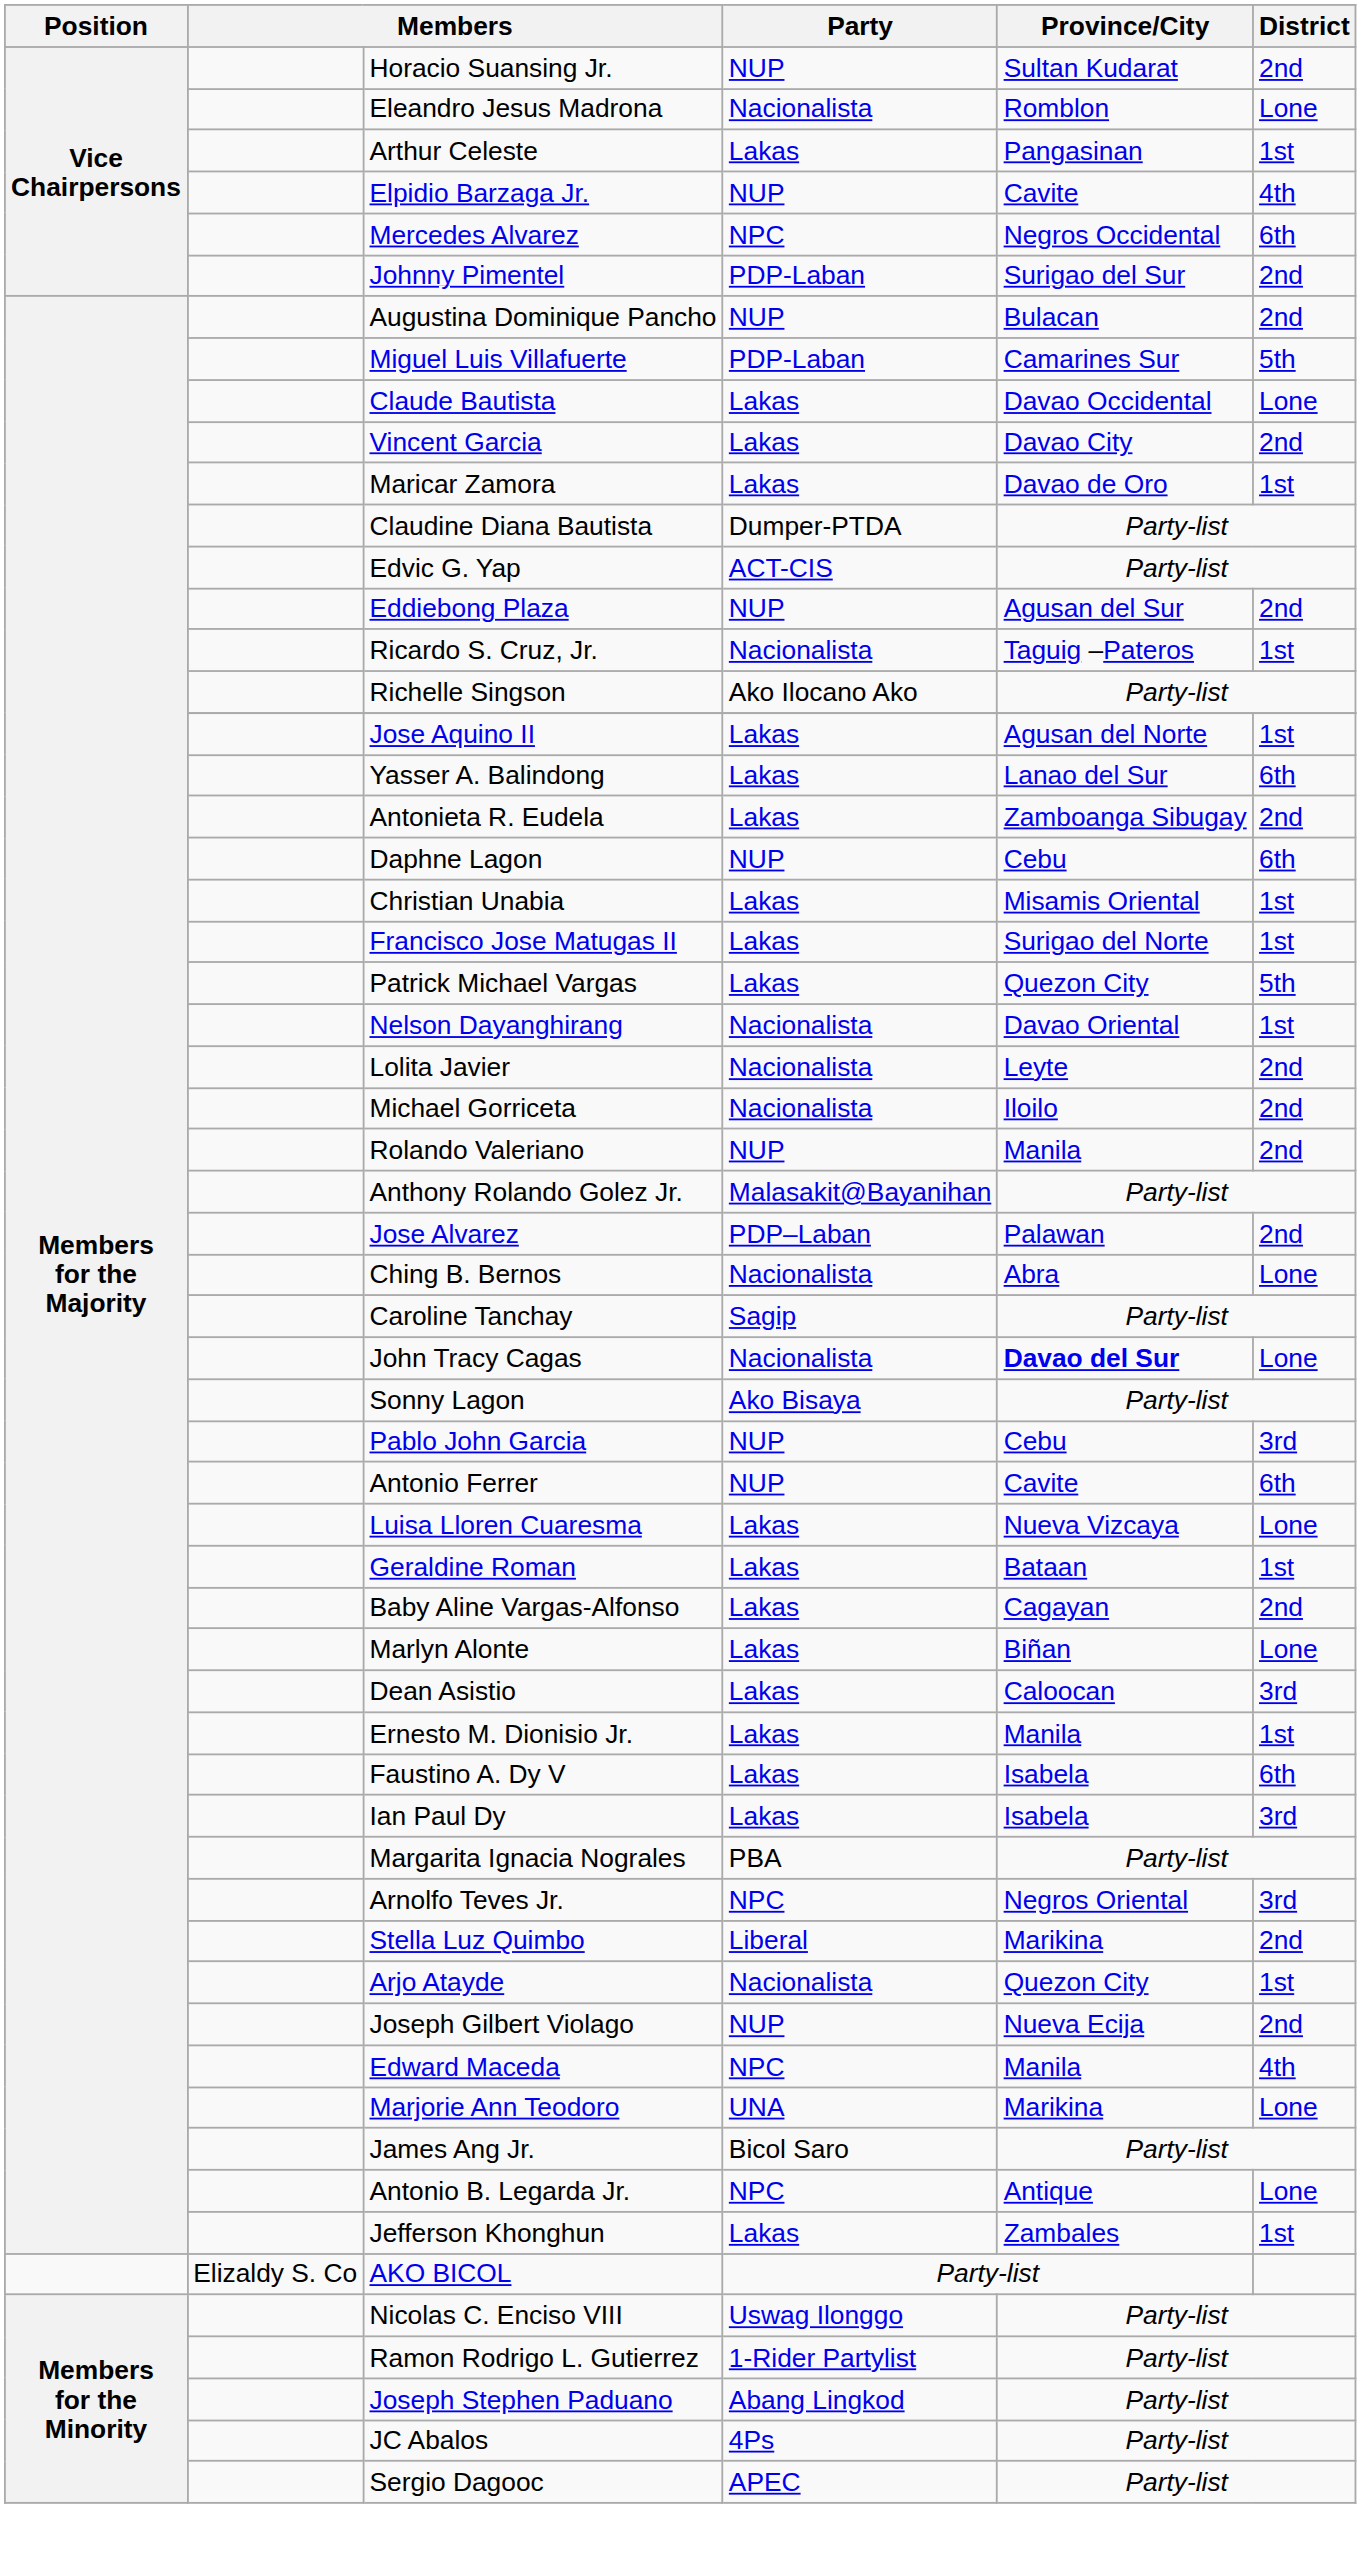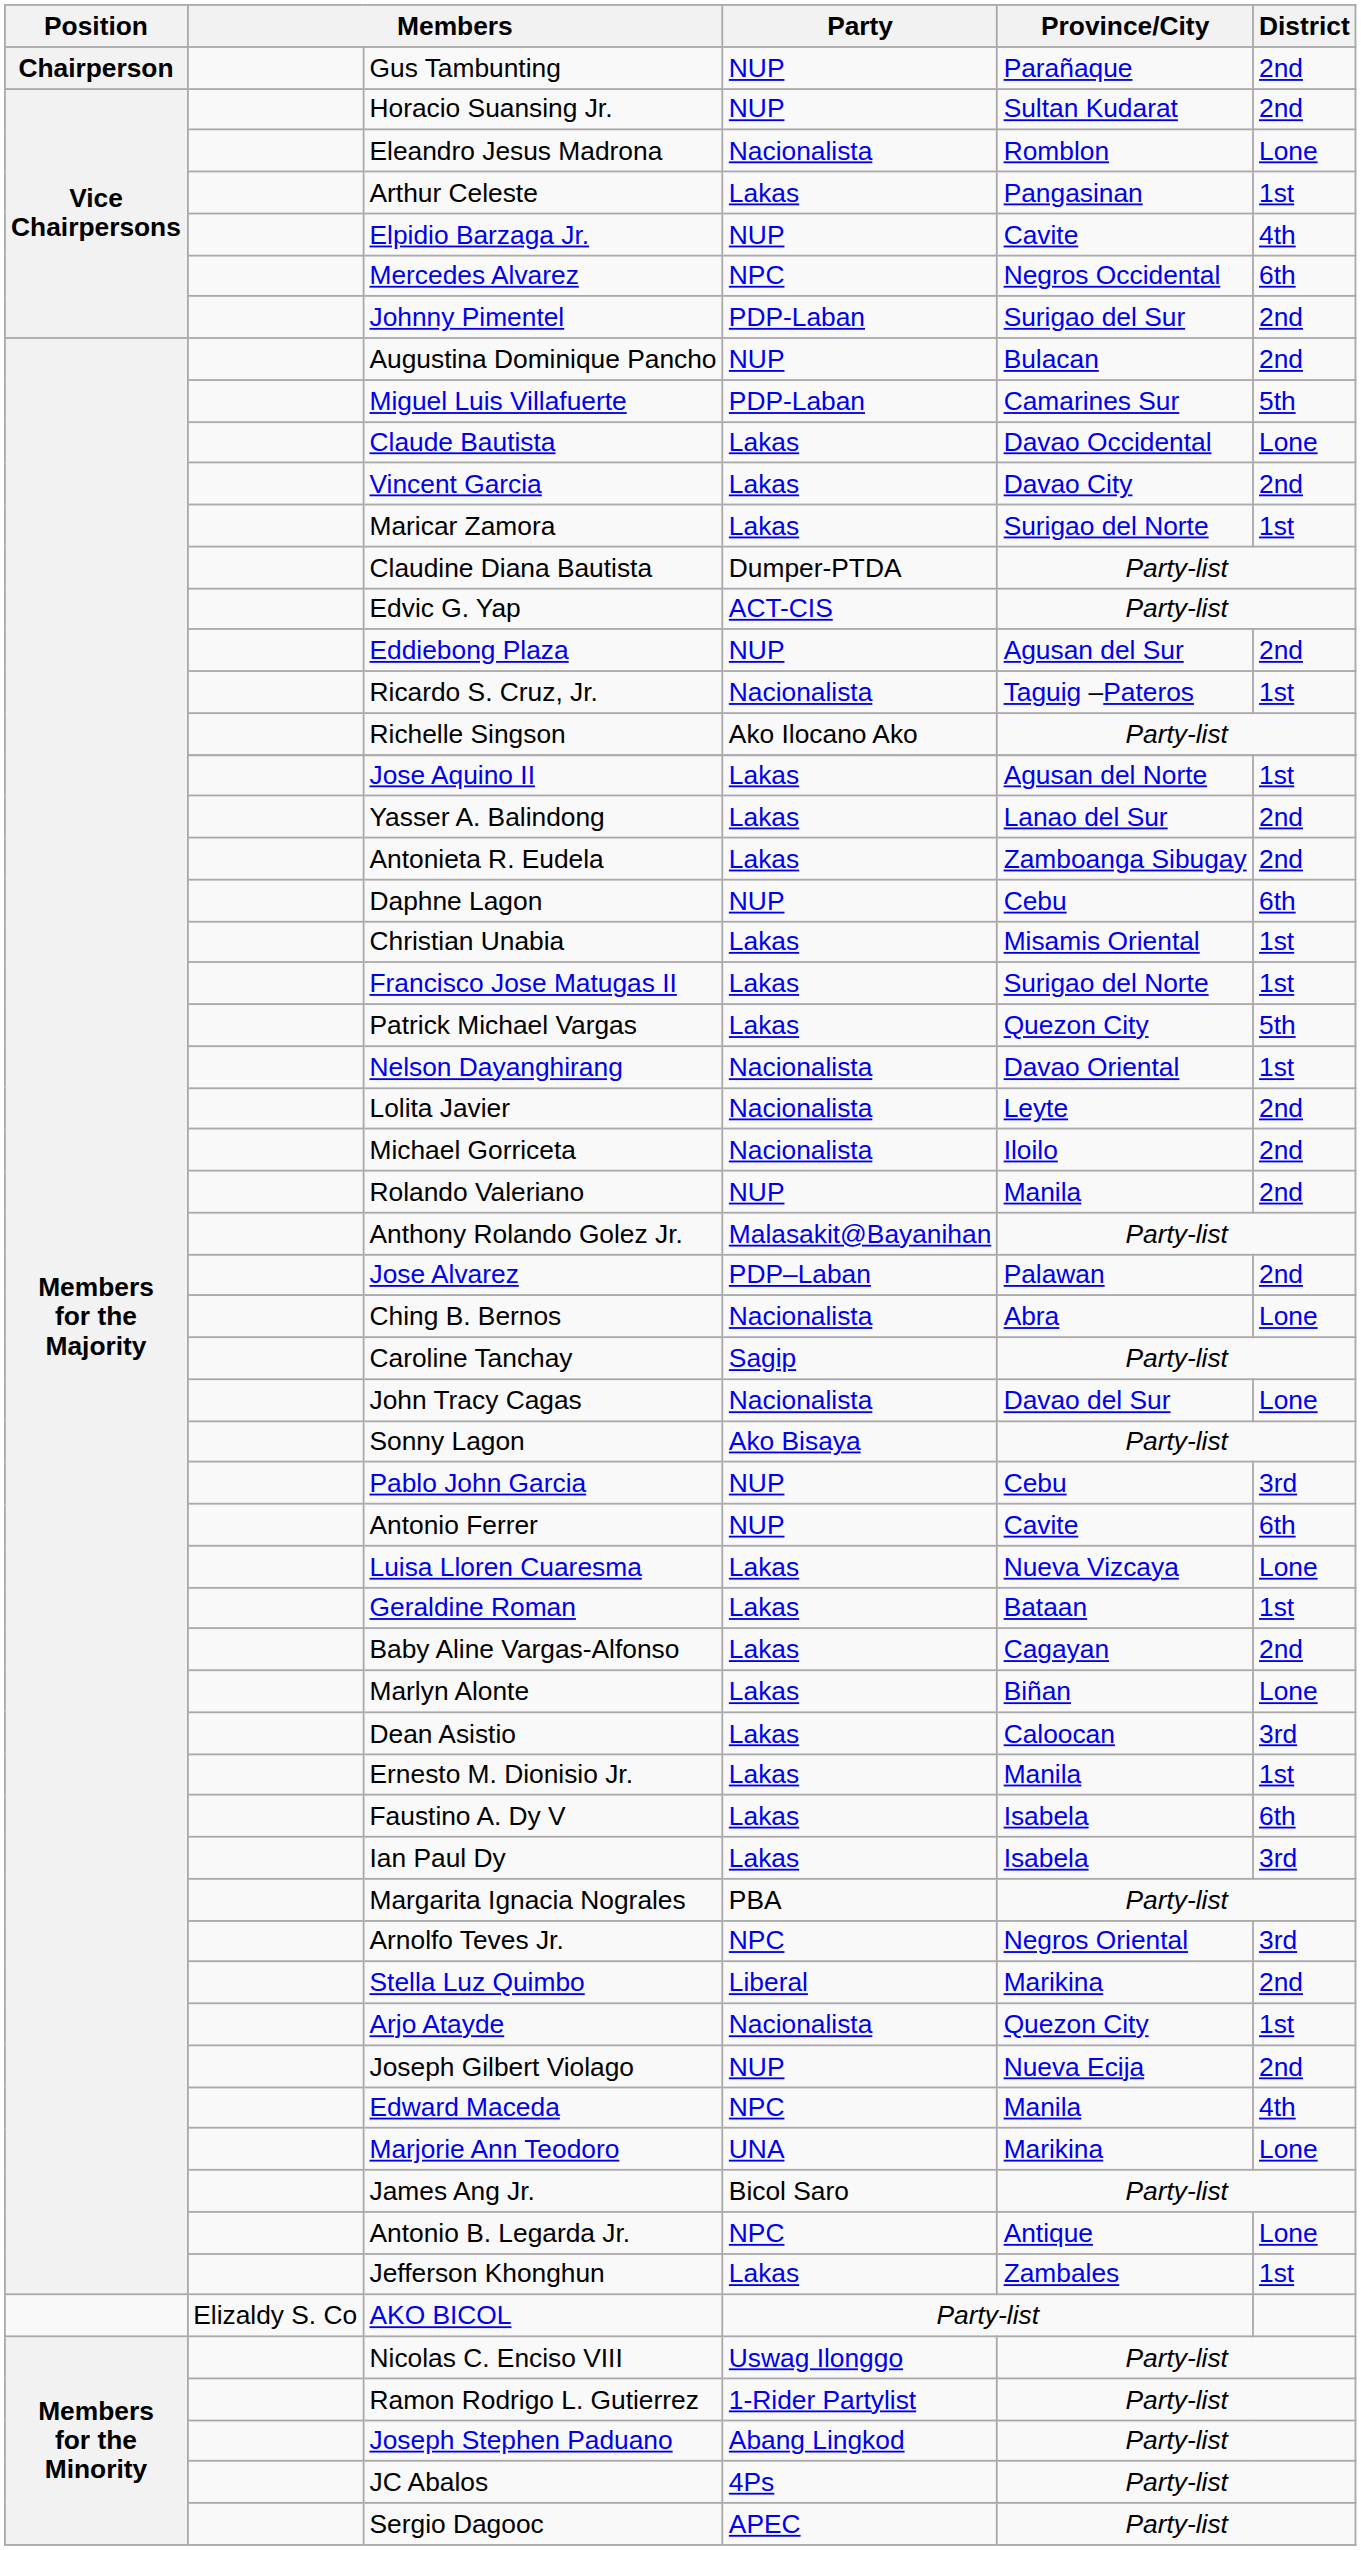+ row: (465, 68)
(1086, 484) Davao de Oro -> (1106, 526) Surigao del Norte
(1277, 776) 6th -> (1281, 817) 2nd
(1091, 1358) bold -> (1087, 1400) normal
